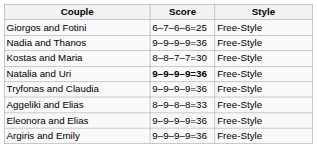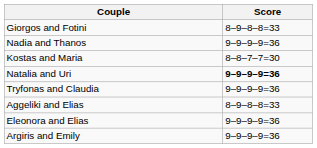- column: (264, 12)
(180, 27) 6–7–6–6=25 -> (253, 27) 8–9–8–8=33
